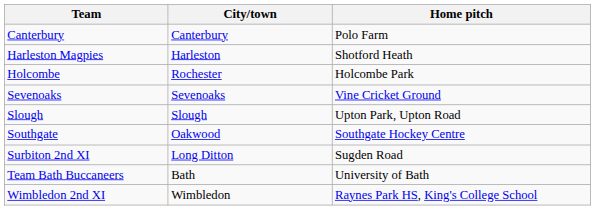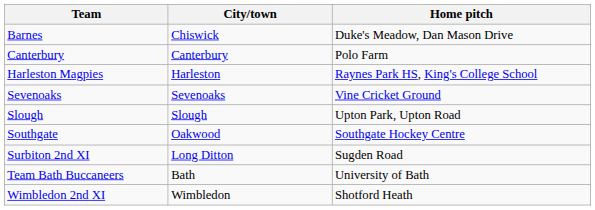+ row: (25, 34)
(374, 54) Shotford Heath -> (436, 74) Raynes Park HS, King's College School
- row: (34, 74)
(436, 194) Raynes Park HS, King's College School -> (374, 194) Shotford Heath
